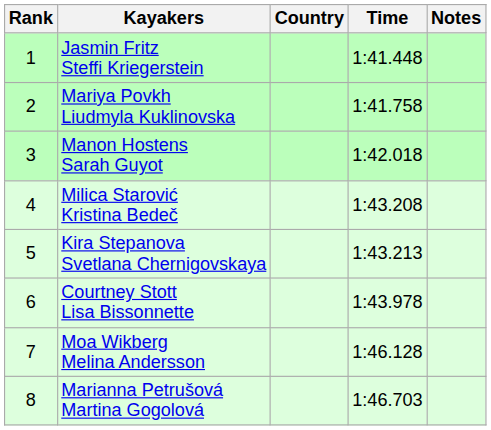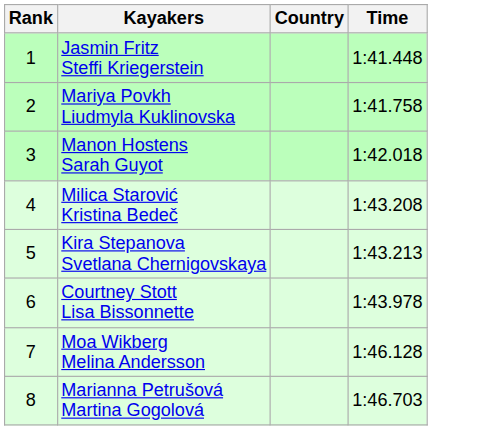- column: (456, 18)
